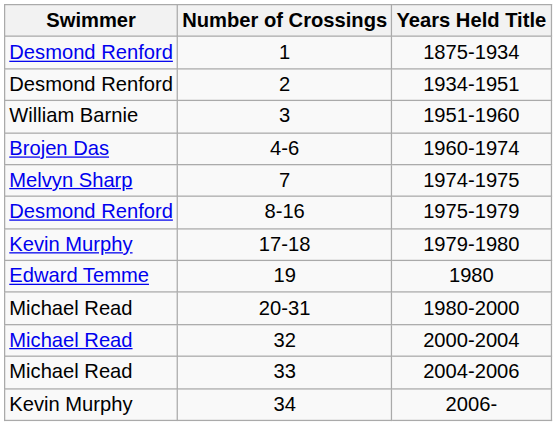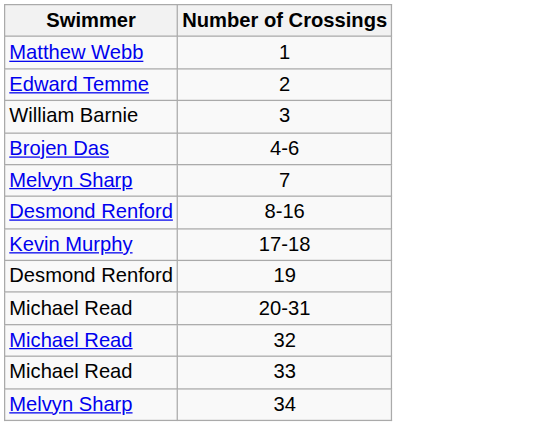- column: (471, 20)
(91, 52) Desmond Renford -> (76, 52) Matthew Webb
(91, 84) Desmond Renford -> (79, 84) Edward Temme
(79, 276) Edward Temme -> (91, 276) Desmond Renford
(71, 404) Kevin Murphy -> (71, 404) Melvyn Sharp
